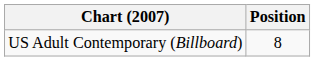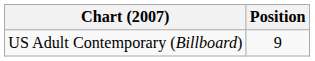(278, 42) 8 -> (278, 42) 9
